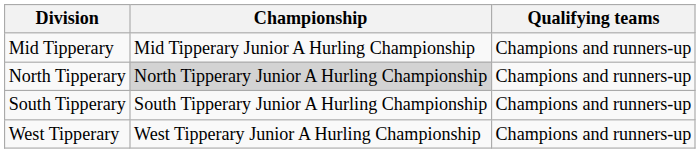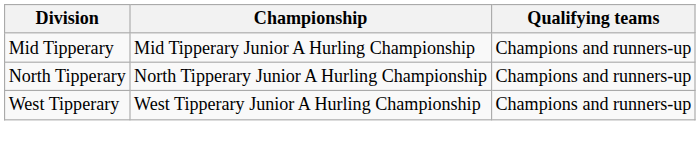(311, 76) lightgrey background -> (311, 76) no background
- row: (67, 104)
